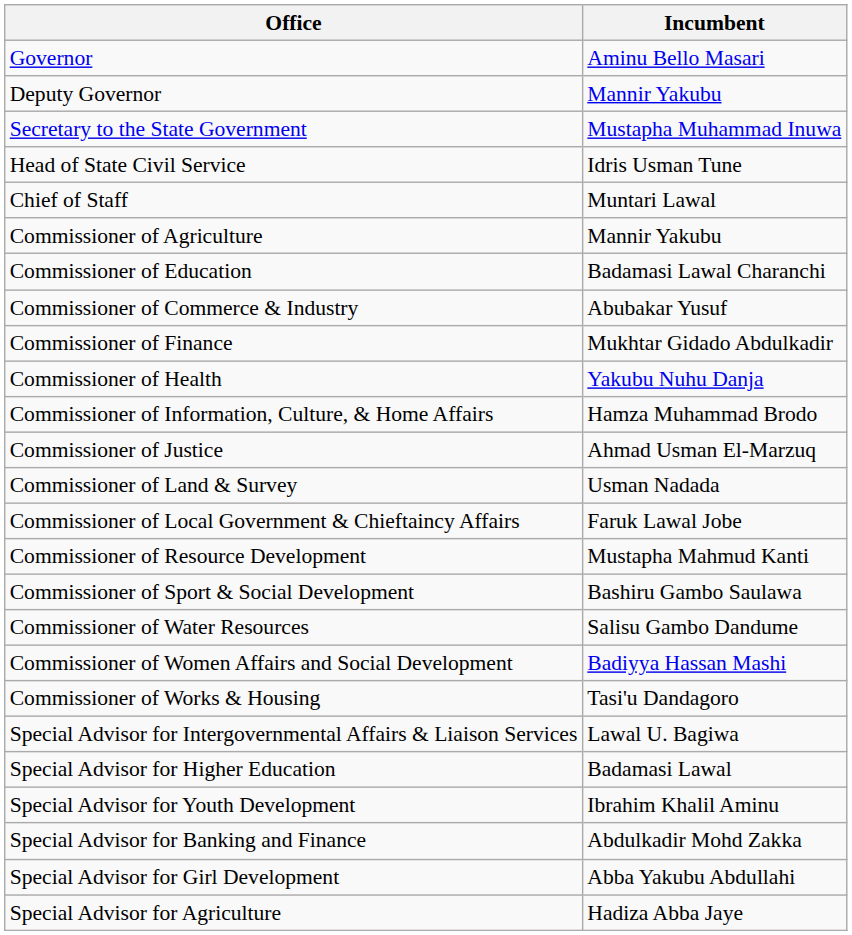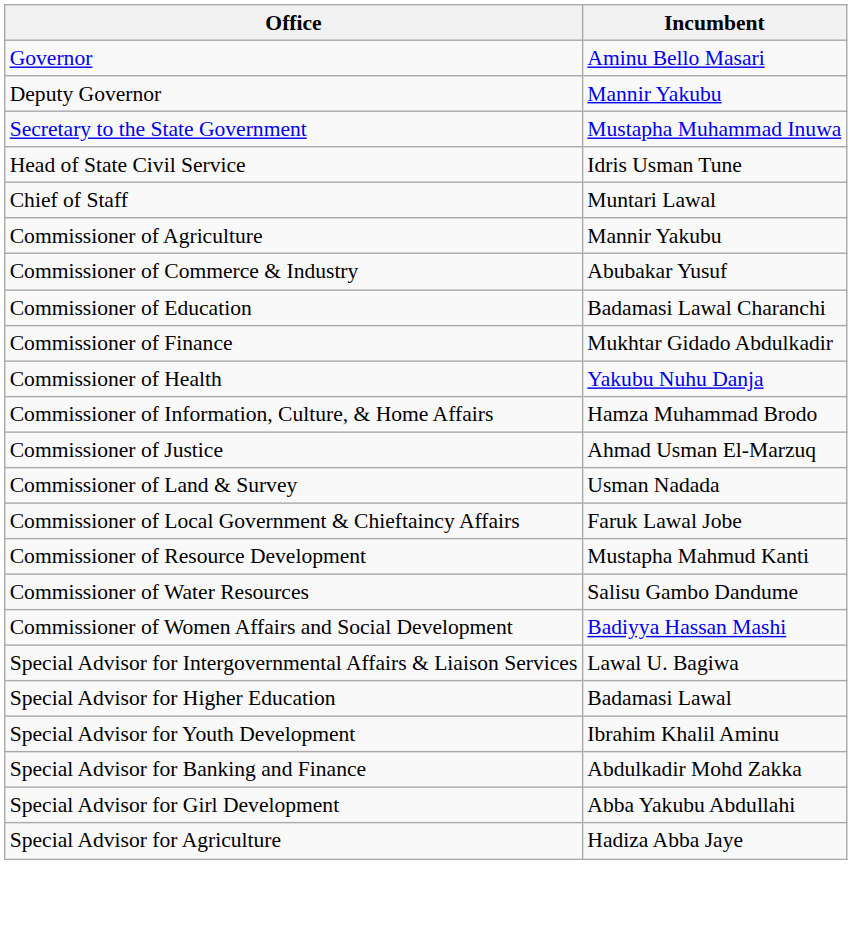rows swapped: (184, 307) <-> (131, 271)
- row: (212, 591)
- row: (165, 698)
